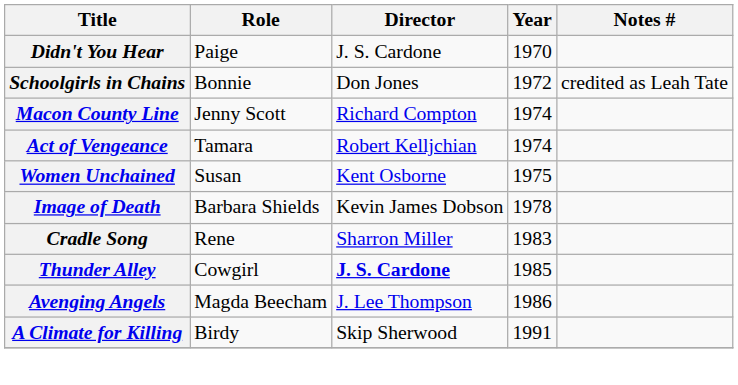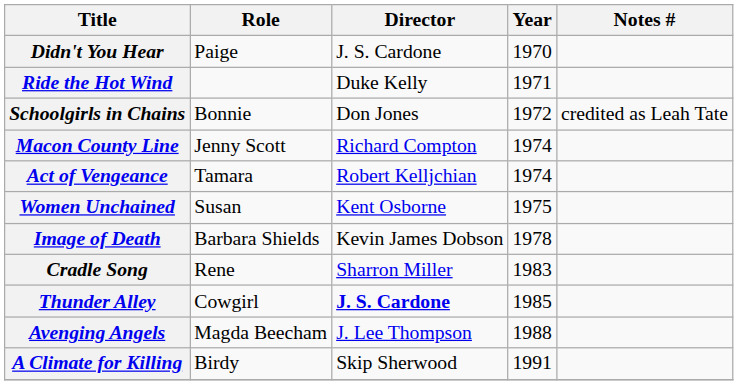+ row: (97, 82)
(532, 301) 1986 -> (532, 332) 1988
